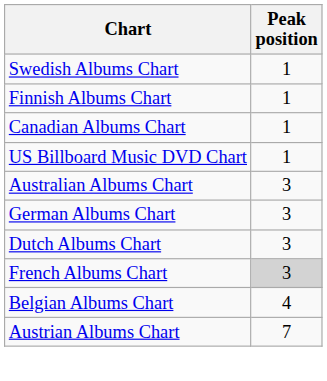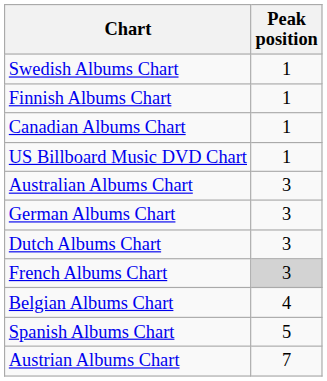+ row: (92, 331)
